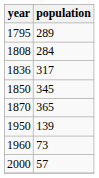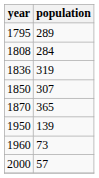(45, 70) 317 -> (45, 70) 319
(45, 88) 345 -> (45, 88) 307
